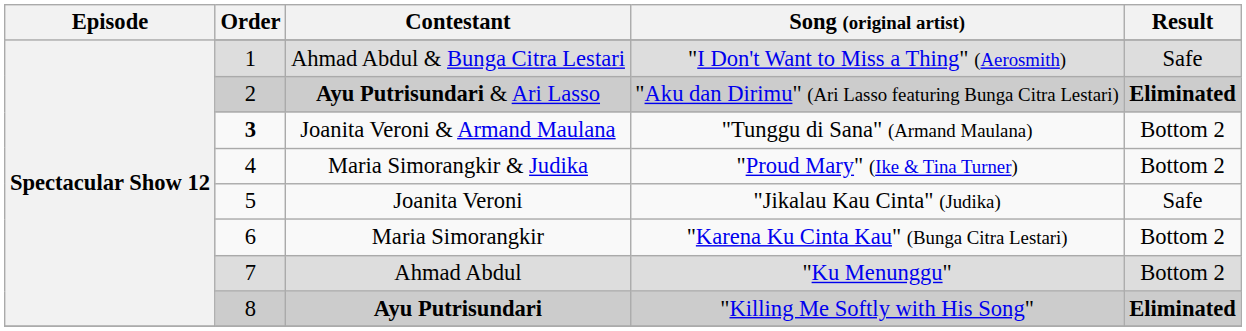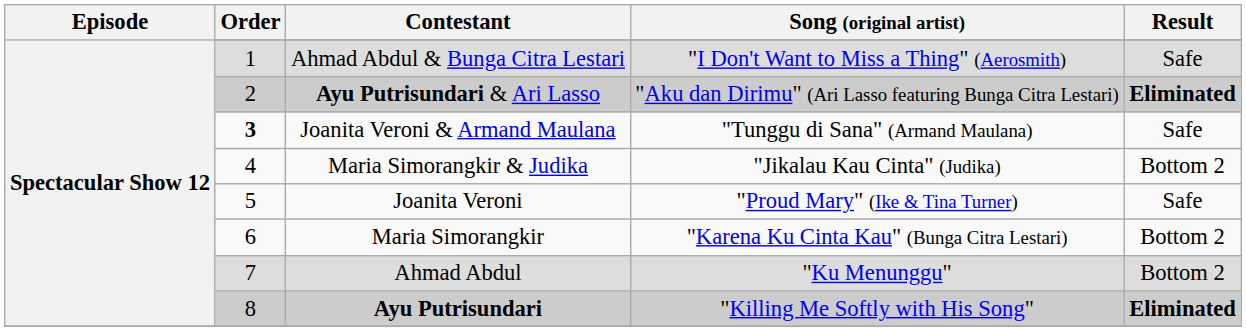(1183, 129) Bottom 2 -> (1183, 129) Safe
(877, 165) "Proud Mary" (Ike & Tina Turner) -> (877, 165) "Jikalau Kau Cinta" (Judika)
(877, 201) "Jikalau Kau Cinta" (Judika) -> (877, 201) "Proud Mary" (Ike & Tina Turner)
